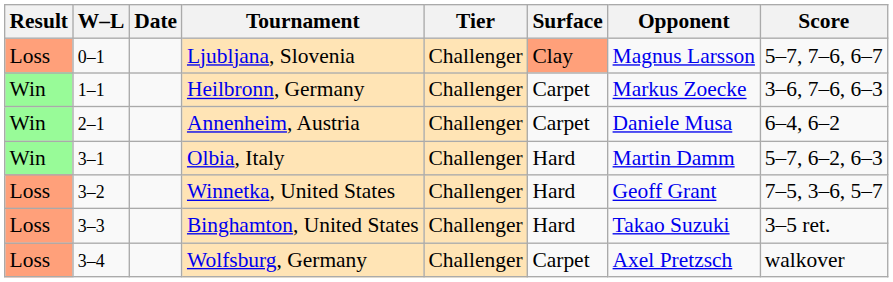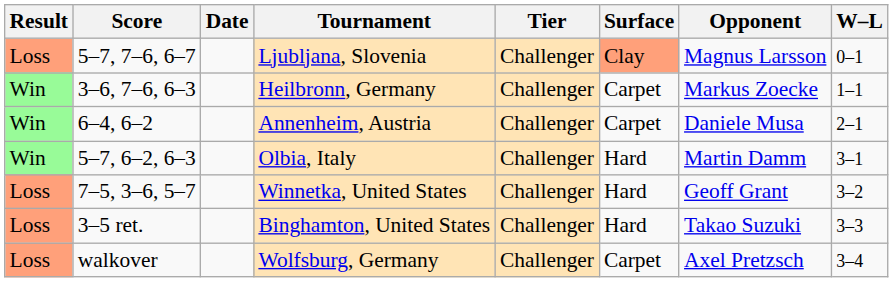columns swapped: (101, 21) <-> (824, 21)
